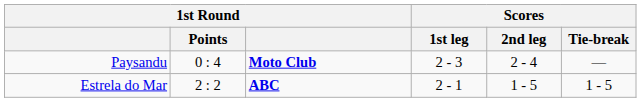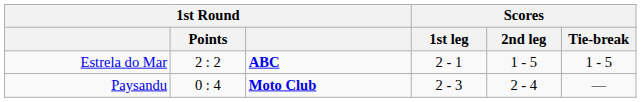rows swapped: (124, 85) <-> (139, 62)
